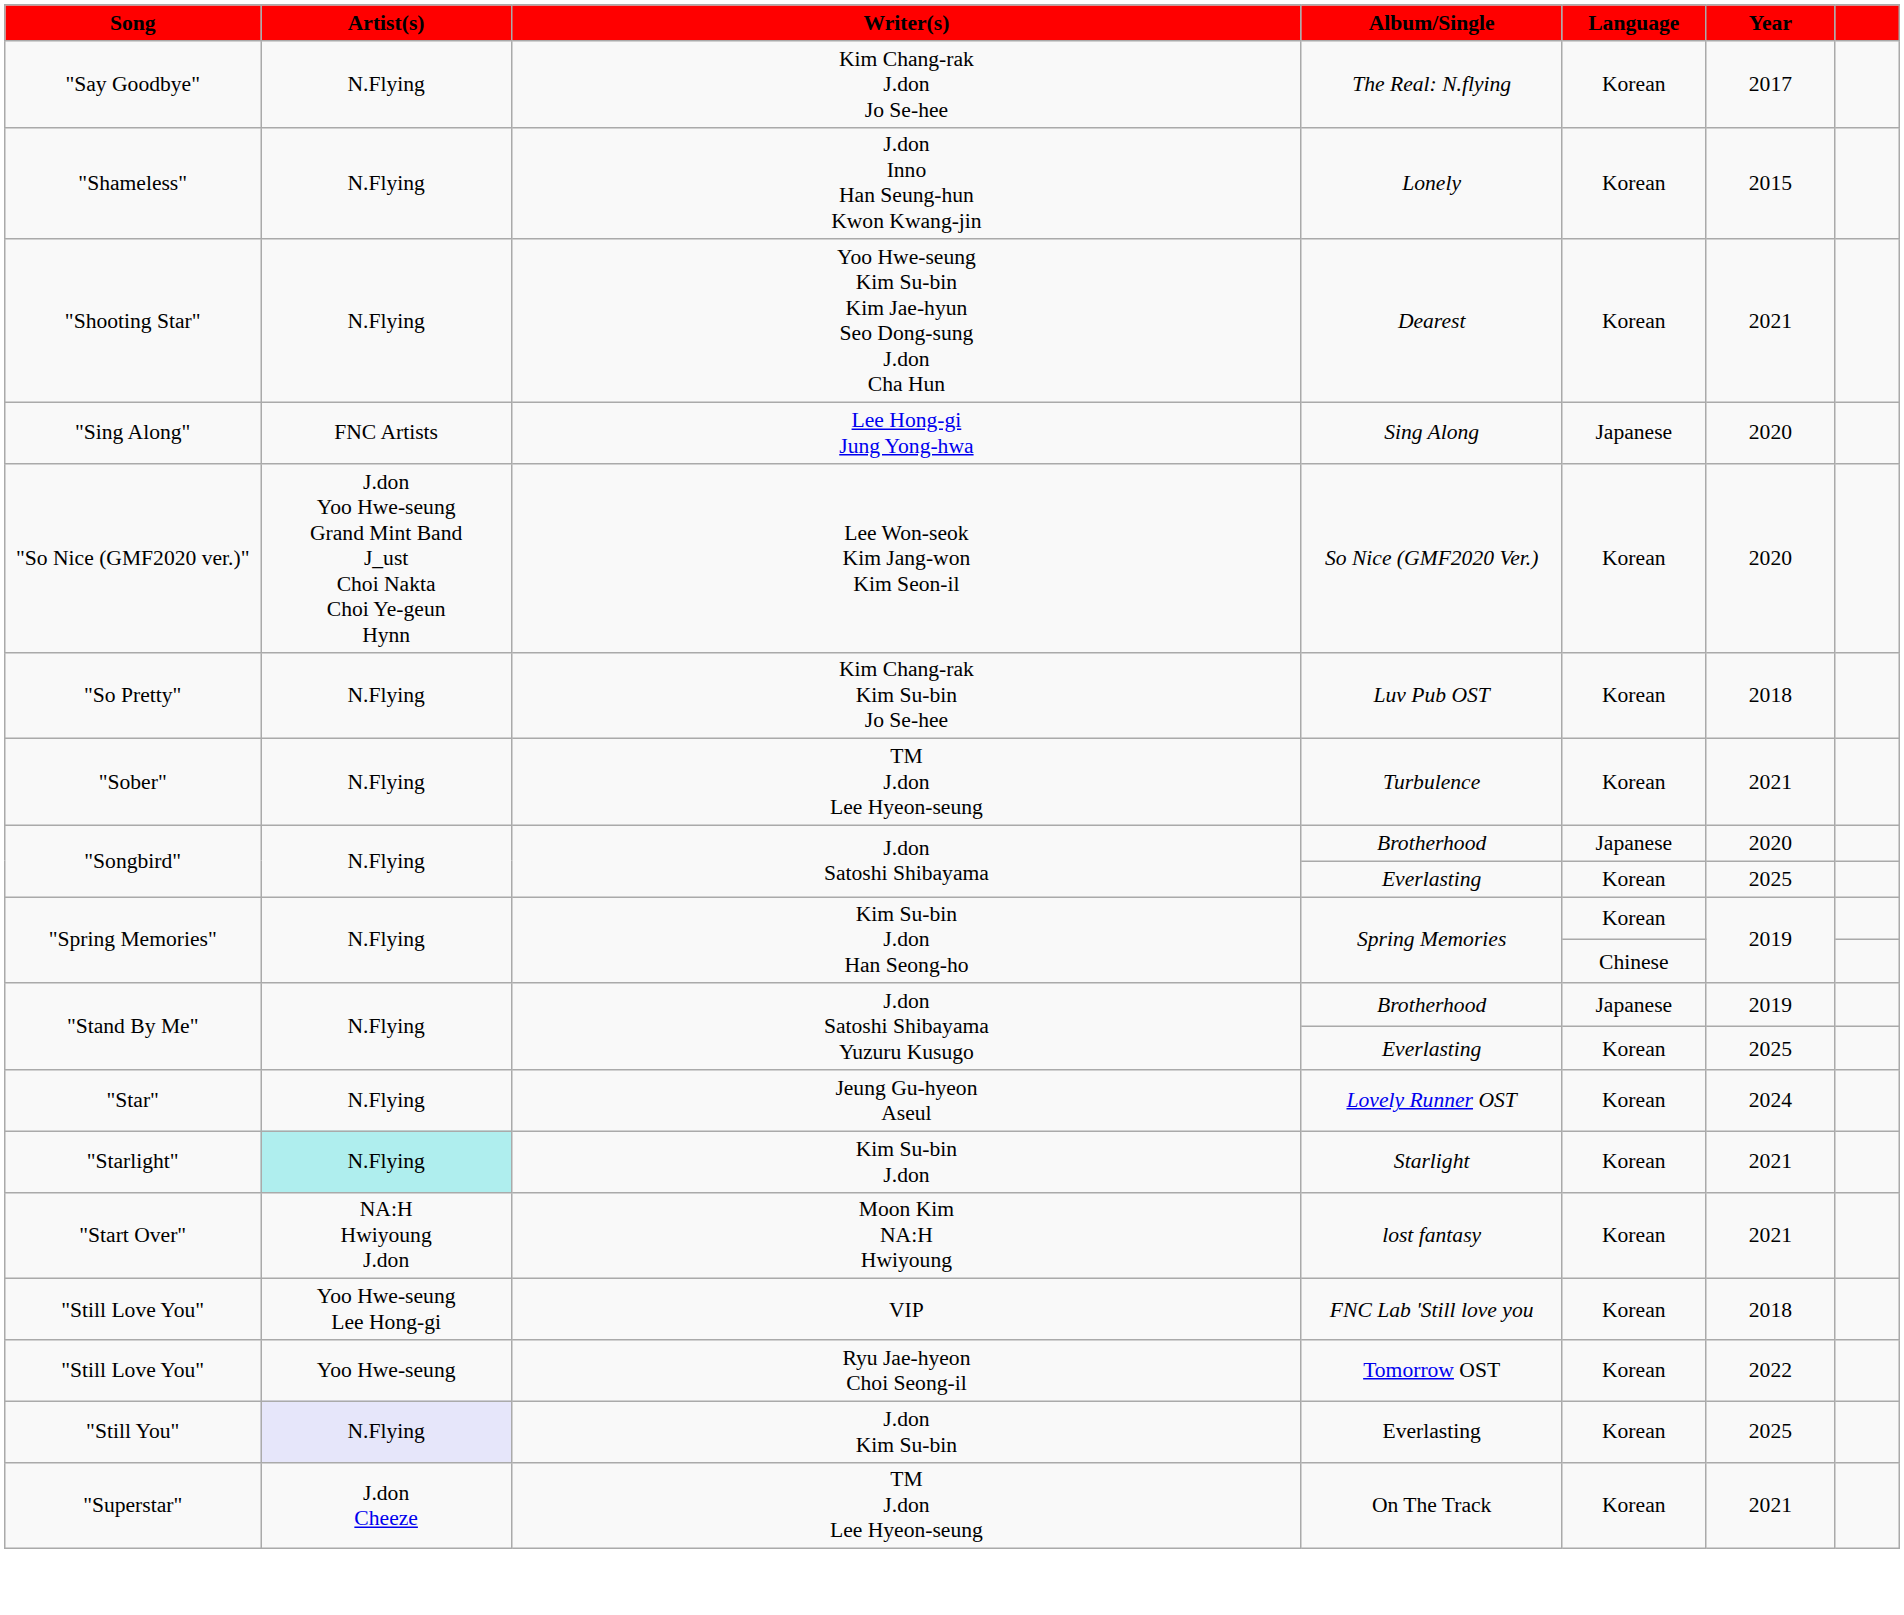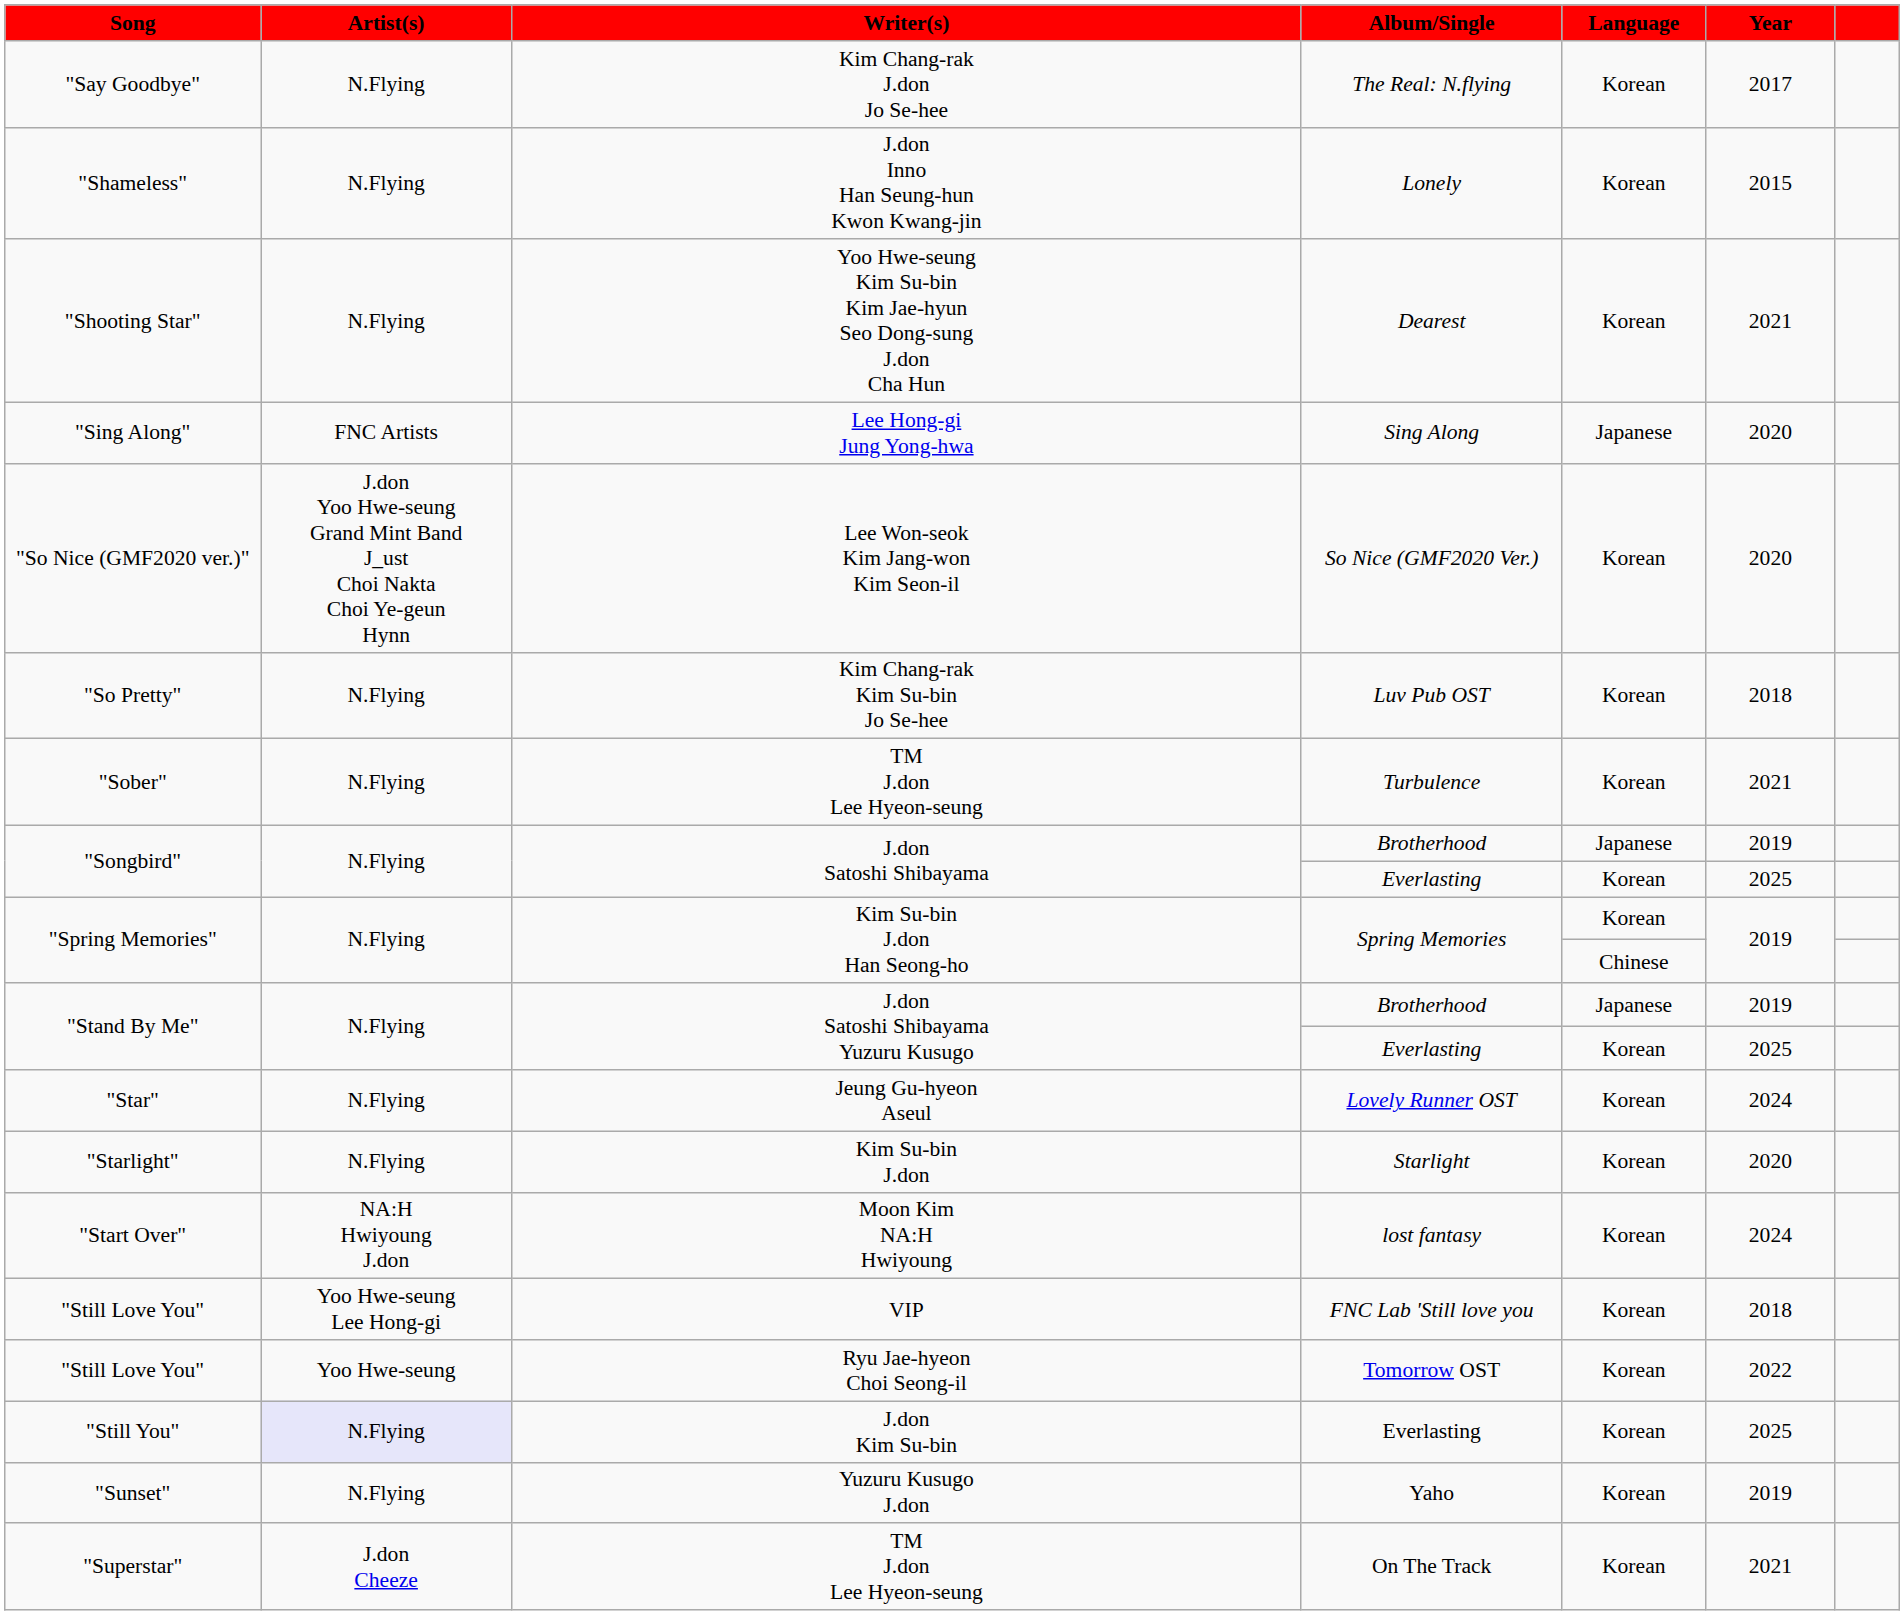(1770, 842) 2020 -> (1770, 842) 2019
(386, 1161) paleturquoise background -> (386, 1161) no background
(1770, 1161) 2021 -> (1770, 1161) 2020
(1770, 1235) 2021 -> (1770, 1235) 2024
+ row: (133, 1492)
